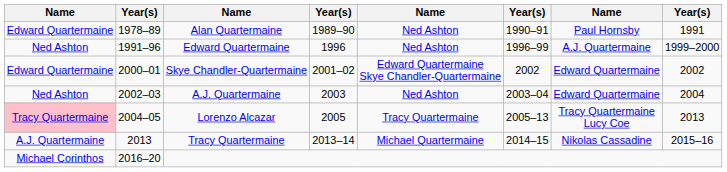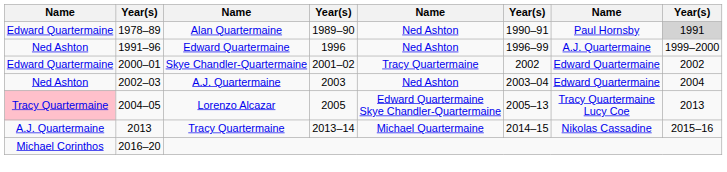(692, 30) no background -> (692, 30) lightgrey background
(430, 71) Edward Quartermaine Skye Chandler-Quartermaine -> (430, 64) Tracy Quartermaine
(430, 117) Tracy Quartermaine -> (430, 105) Edward Quartermaine Skye Chandler-Quartermaine
